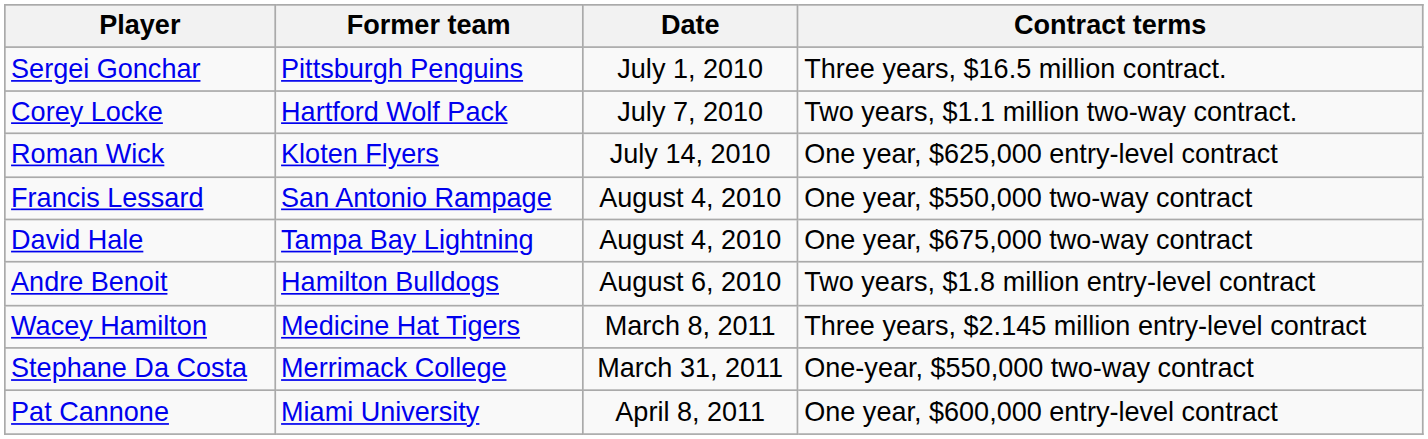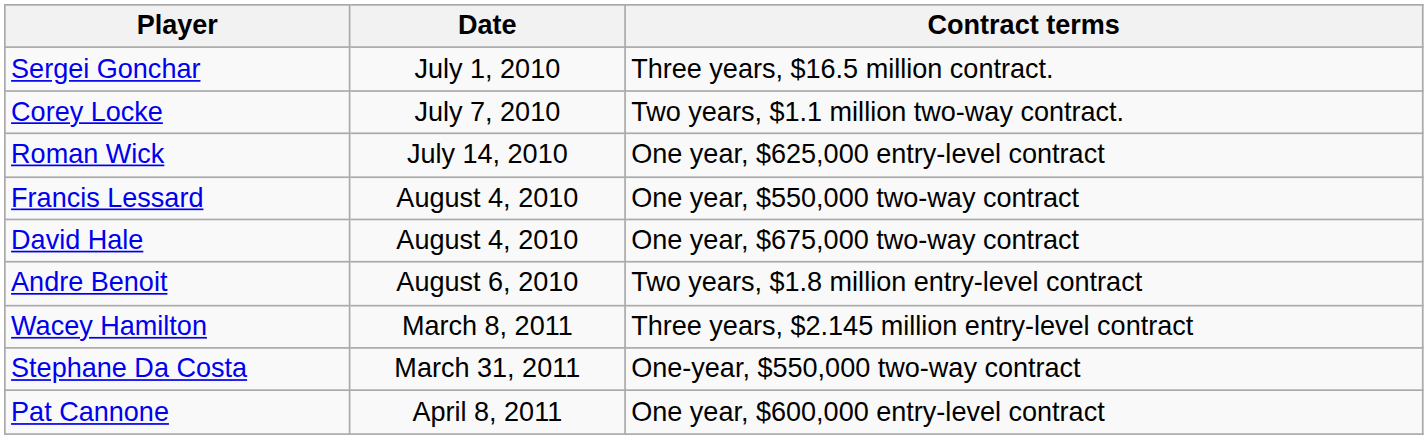- column: (429, 25)
